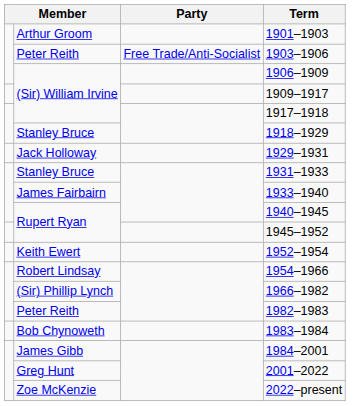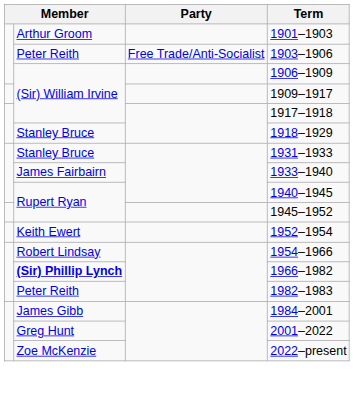- row: (297, 152)
(65, 291) normal -> (69, 271) bold
- row: (297, 331)
